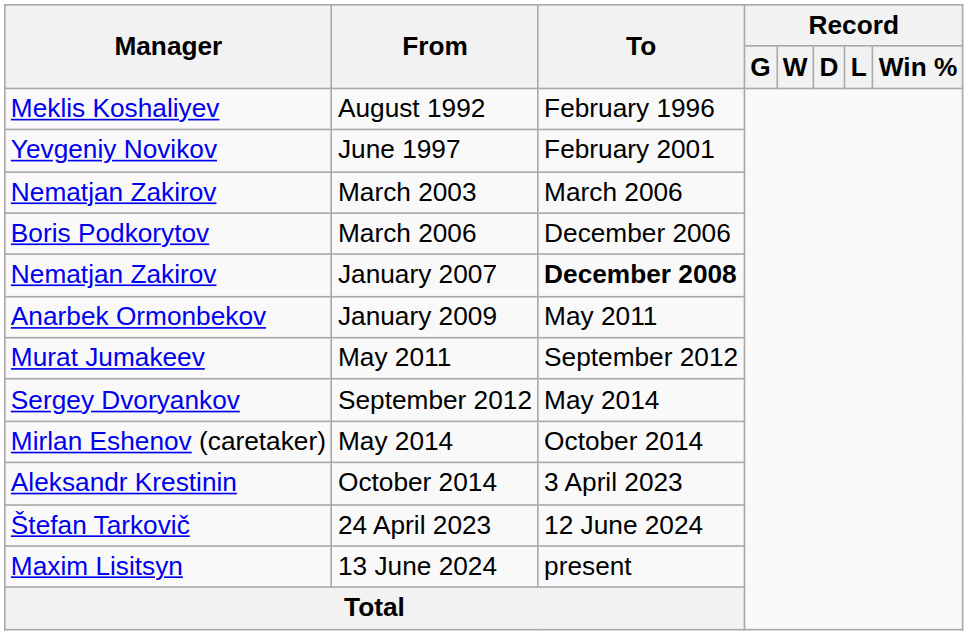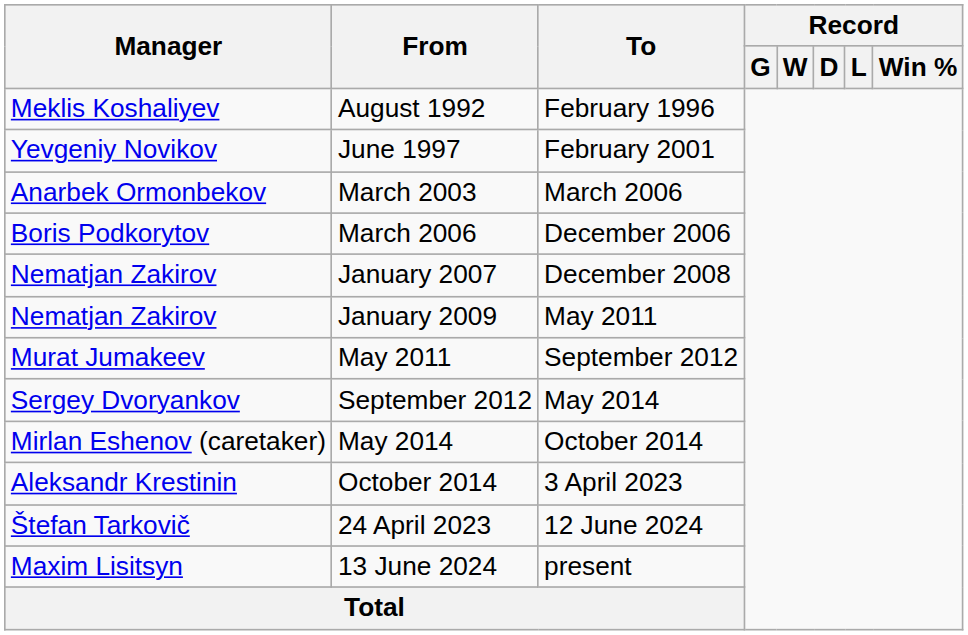(114, 191) Nematjan Zakirov -> (138, 191) Anarbek Ormonbekov
(640, 274) bold -> (637, 274) normal
(138, 316) Anarbek Ormonbekov -> (114, 316) Nematjan Zakirov
